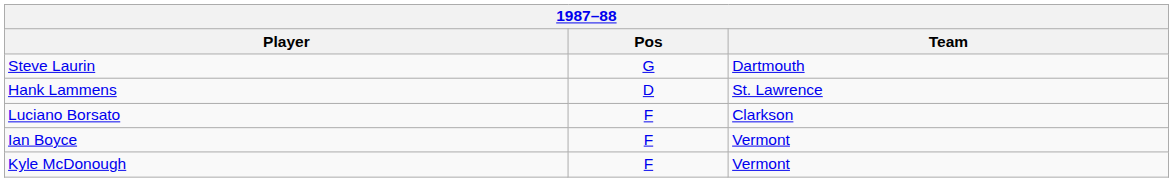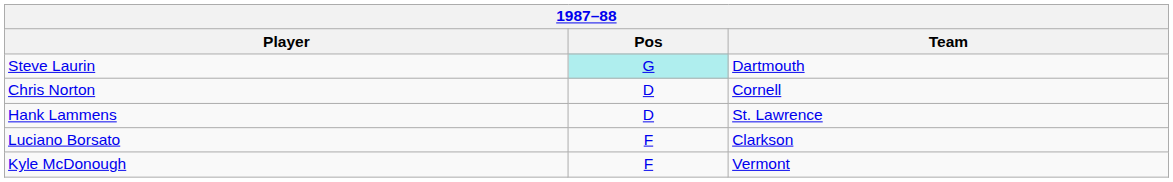(648, 66) no background -> (648, 66) paleturquoise background
+ row: (52, 90)
- row: (43, 139)
